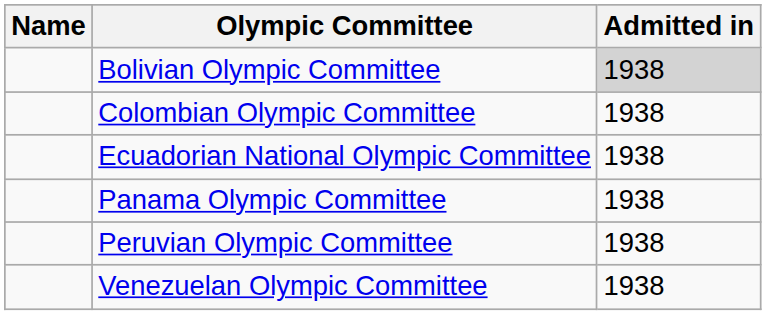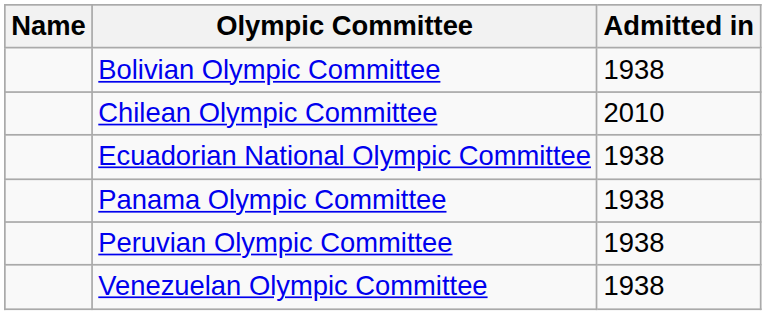(634, 69) lightgrey background -> (634, 69) no background
+ row: (268, 112)
- row: (287, 112)
